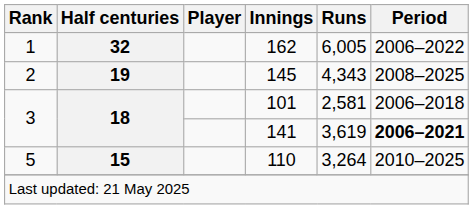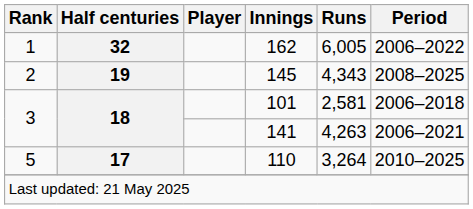(344, 132) 3,619 -> (344, 132) 4,263
(420, 132) bold -> (420, 132) normal
(120, 160) 15 -> (120, 160) 17
